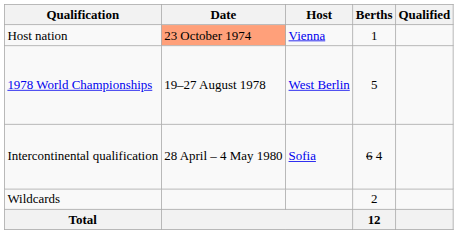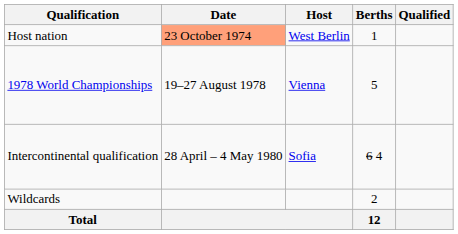(307, 35) Vienna -> (319, 35) West Berlin
(319, 85) West Berlin -> (307, 85) Vienna
